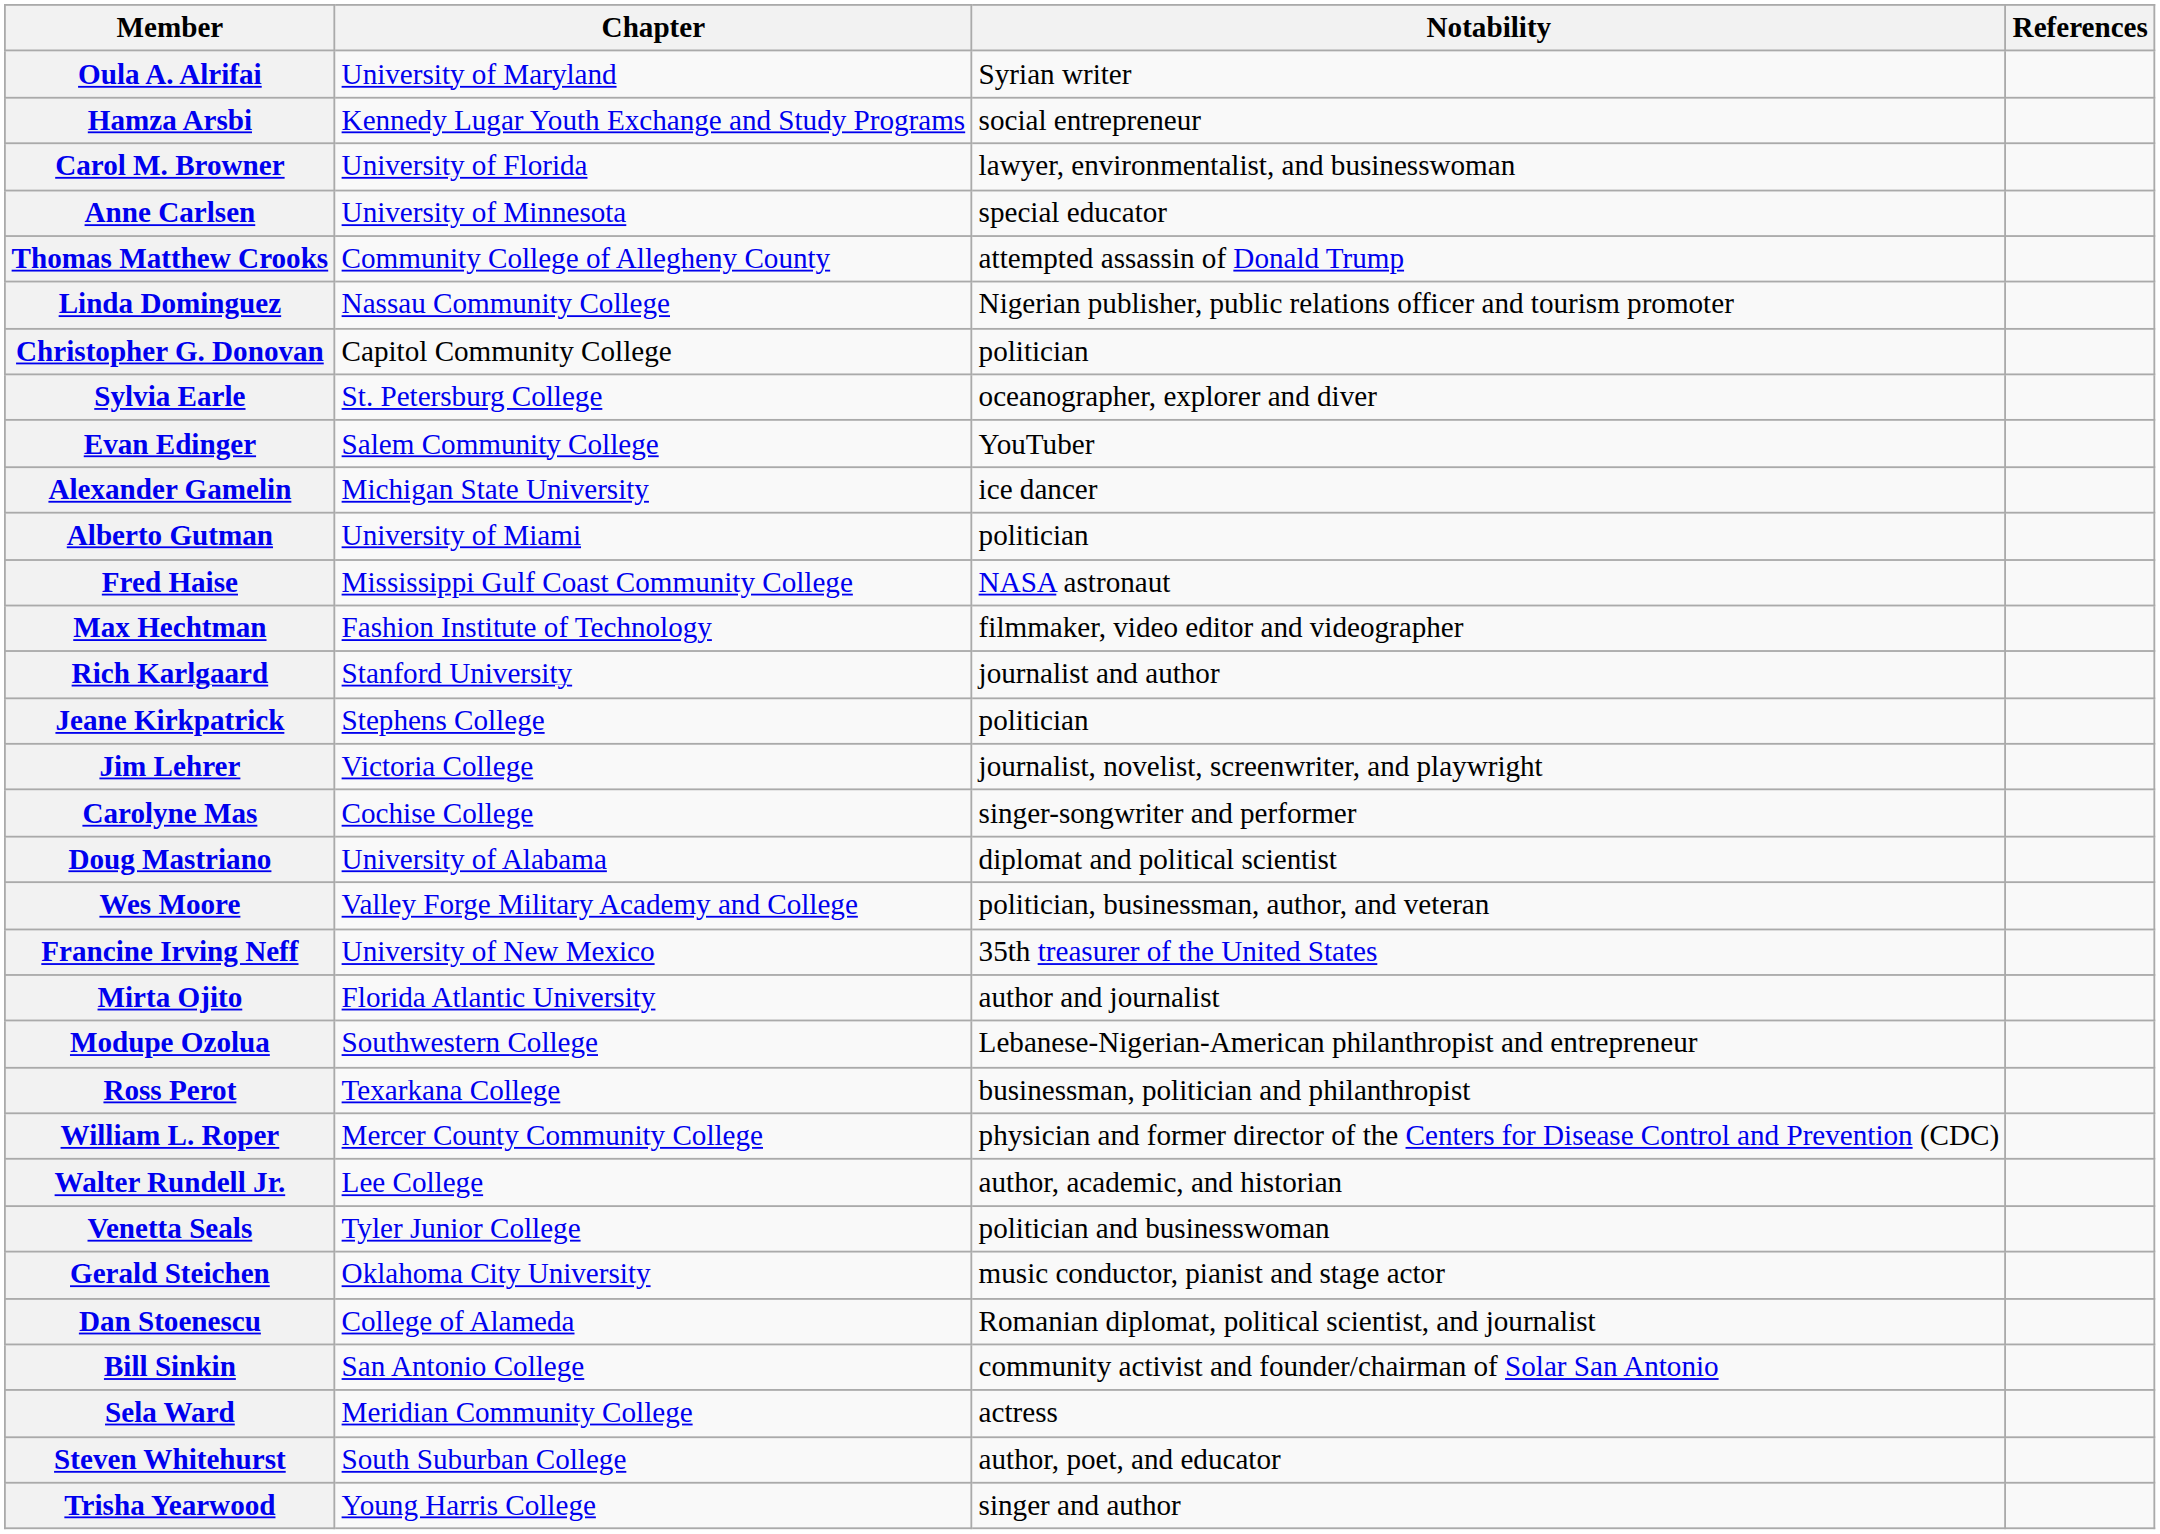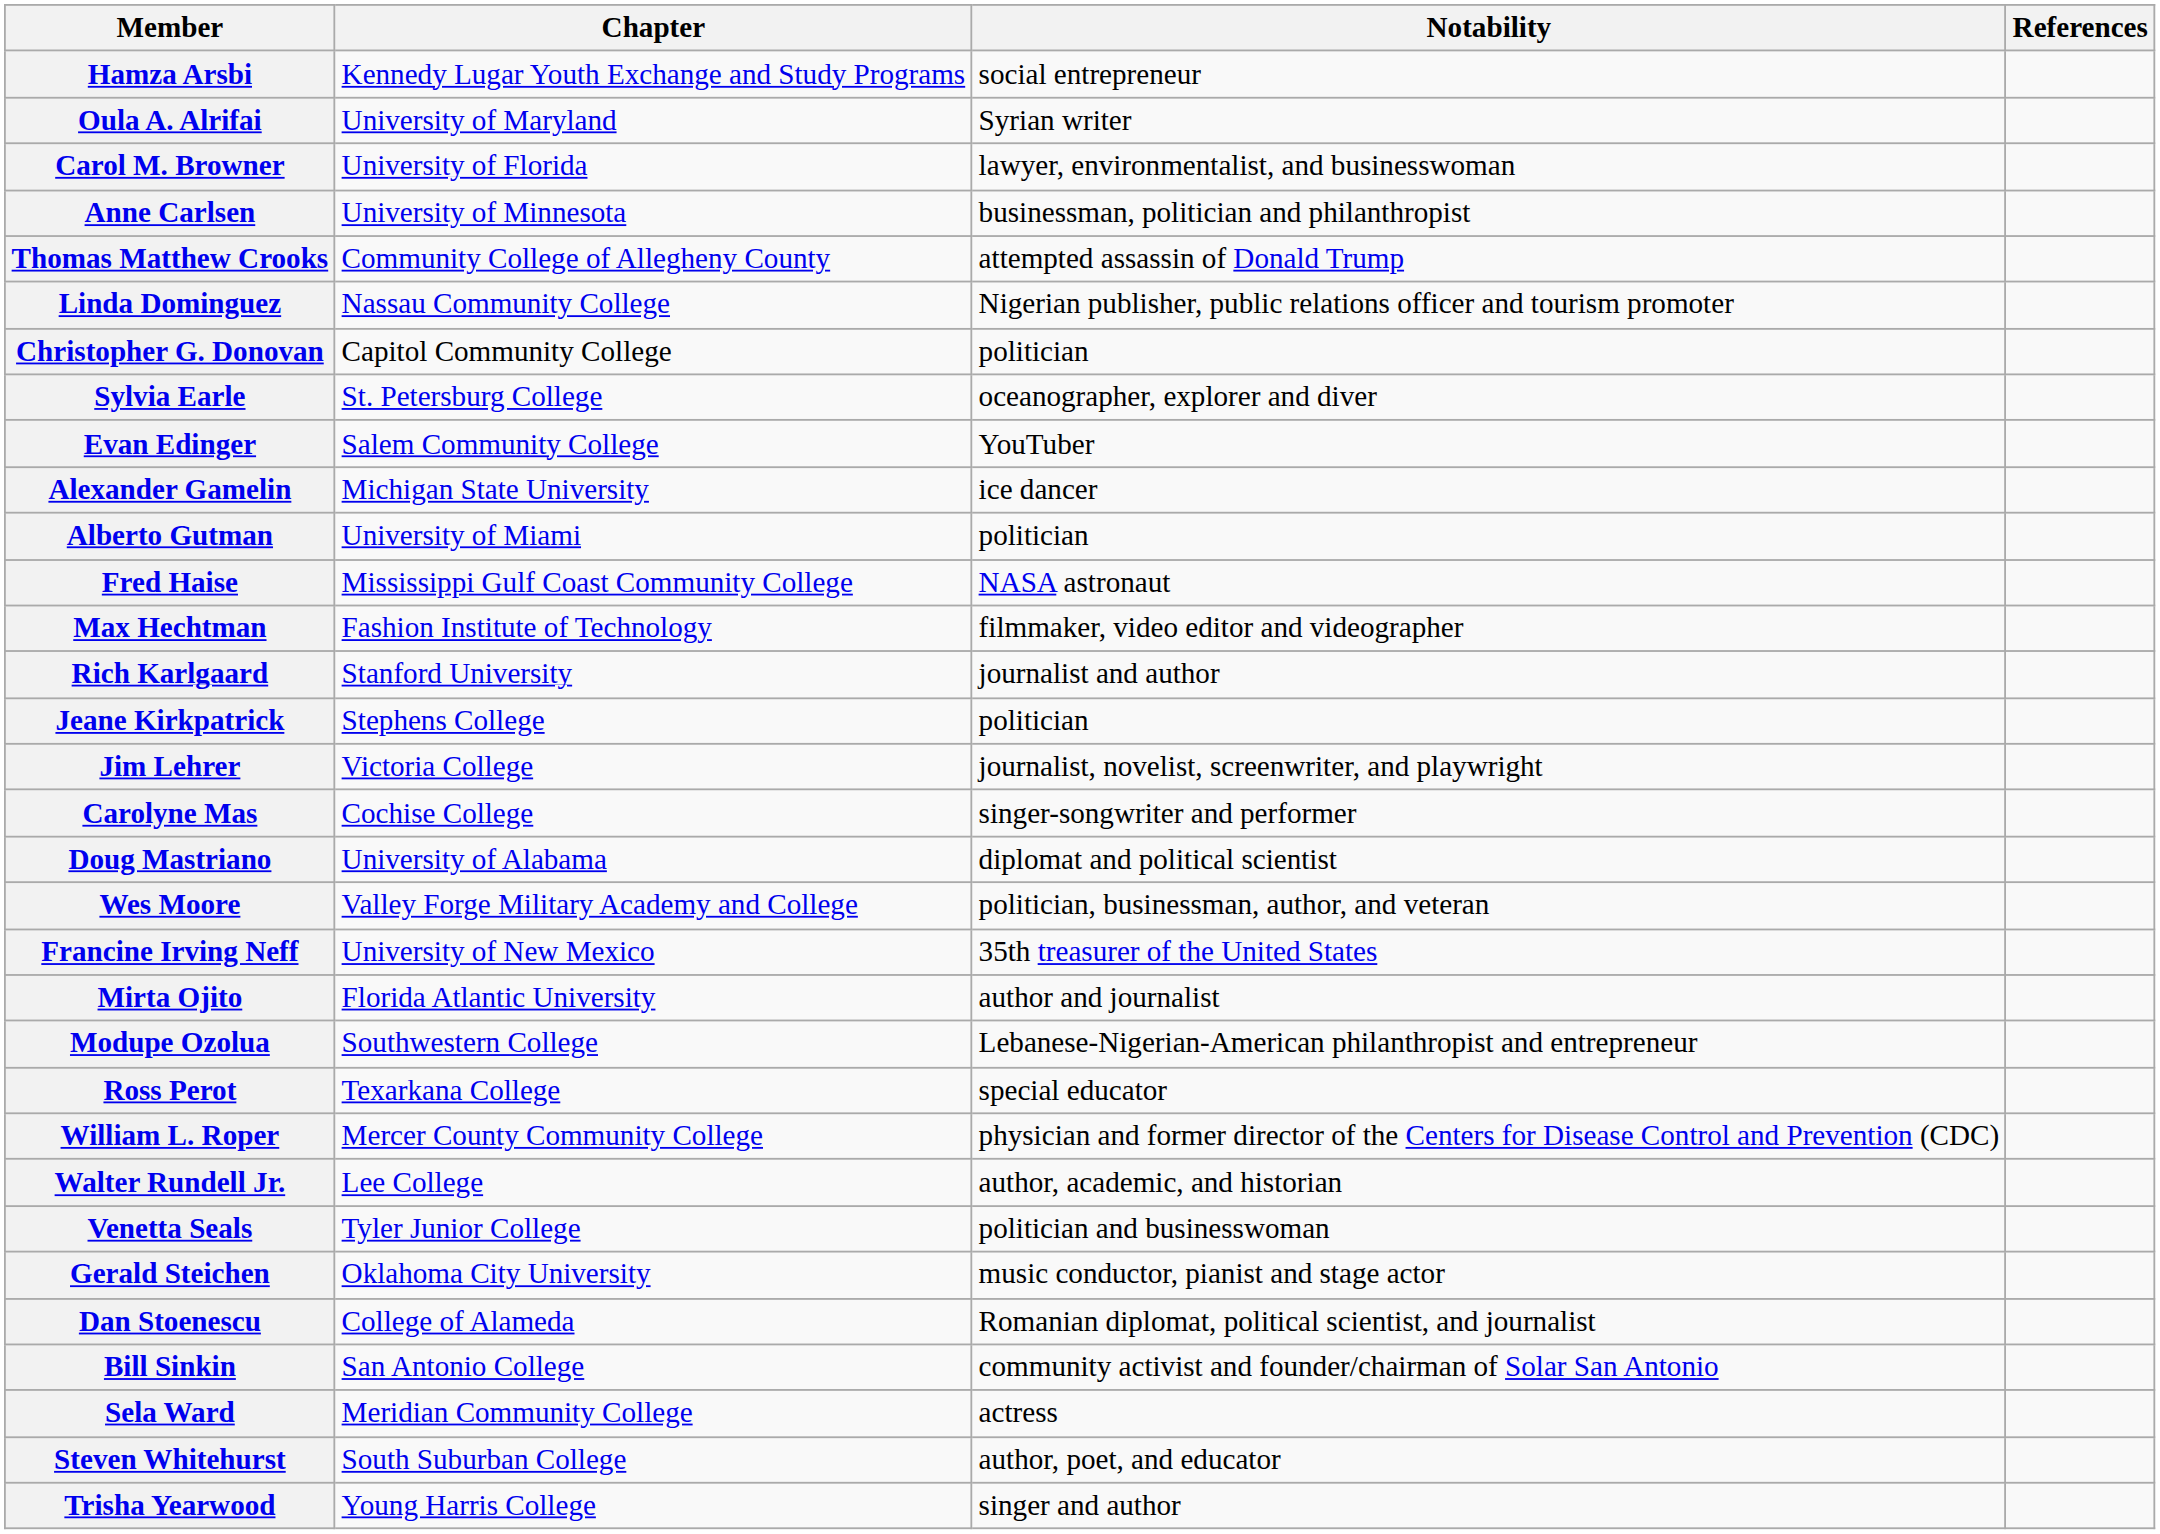rows swapped: (170, 73) <-> (170, 119)
(1073, 212) special educator -> (1224, 212) businessman, politician and philanthropist
(1224, 1089) businessman, politician and philanthropist -> (1073, 1089) special educator
